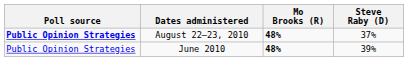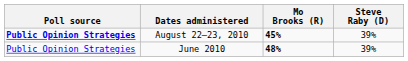(273, 35) 48% -> (273, 35) 45%
(368, 35) 37% -> (368, 35) 39%
